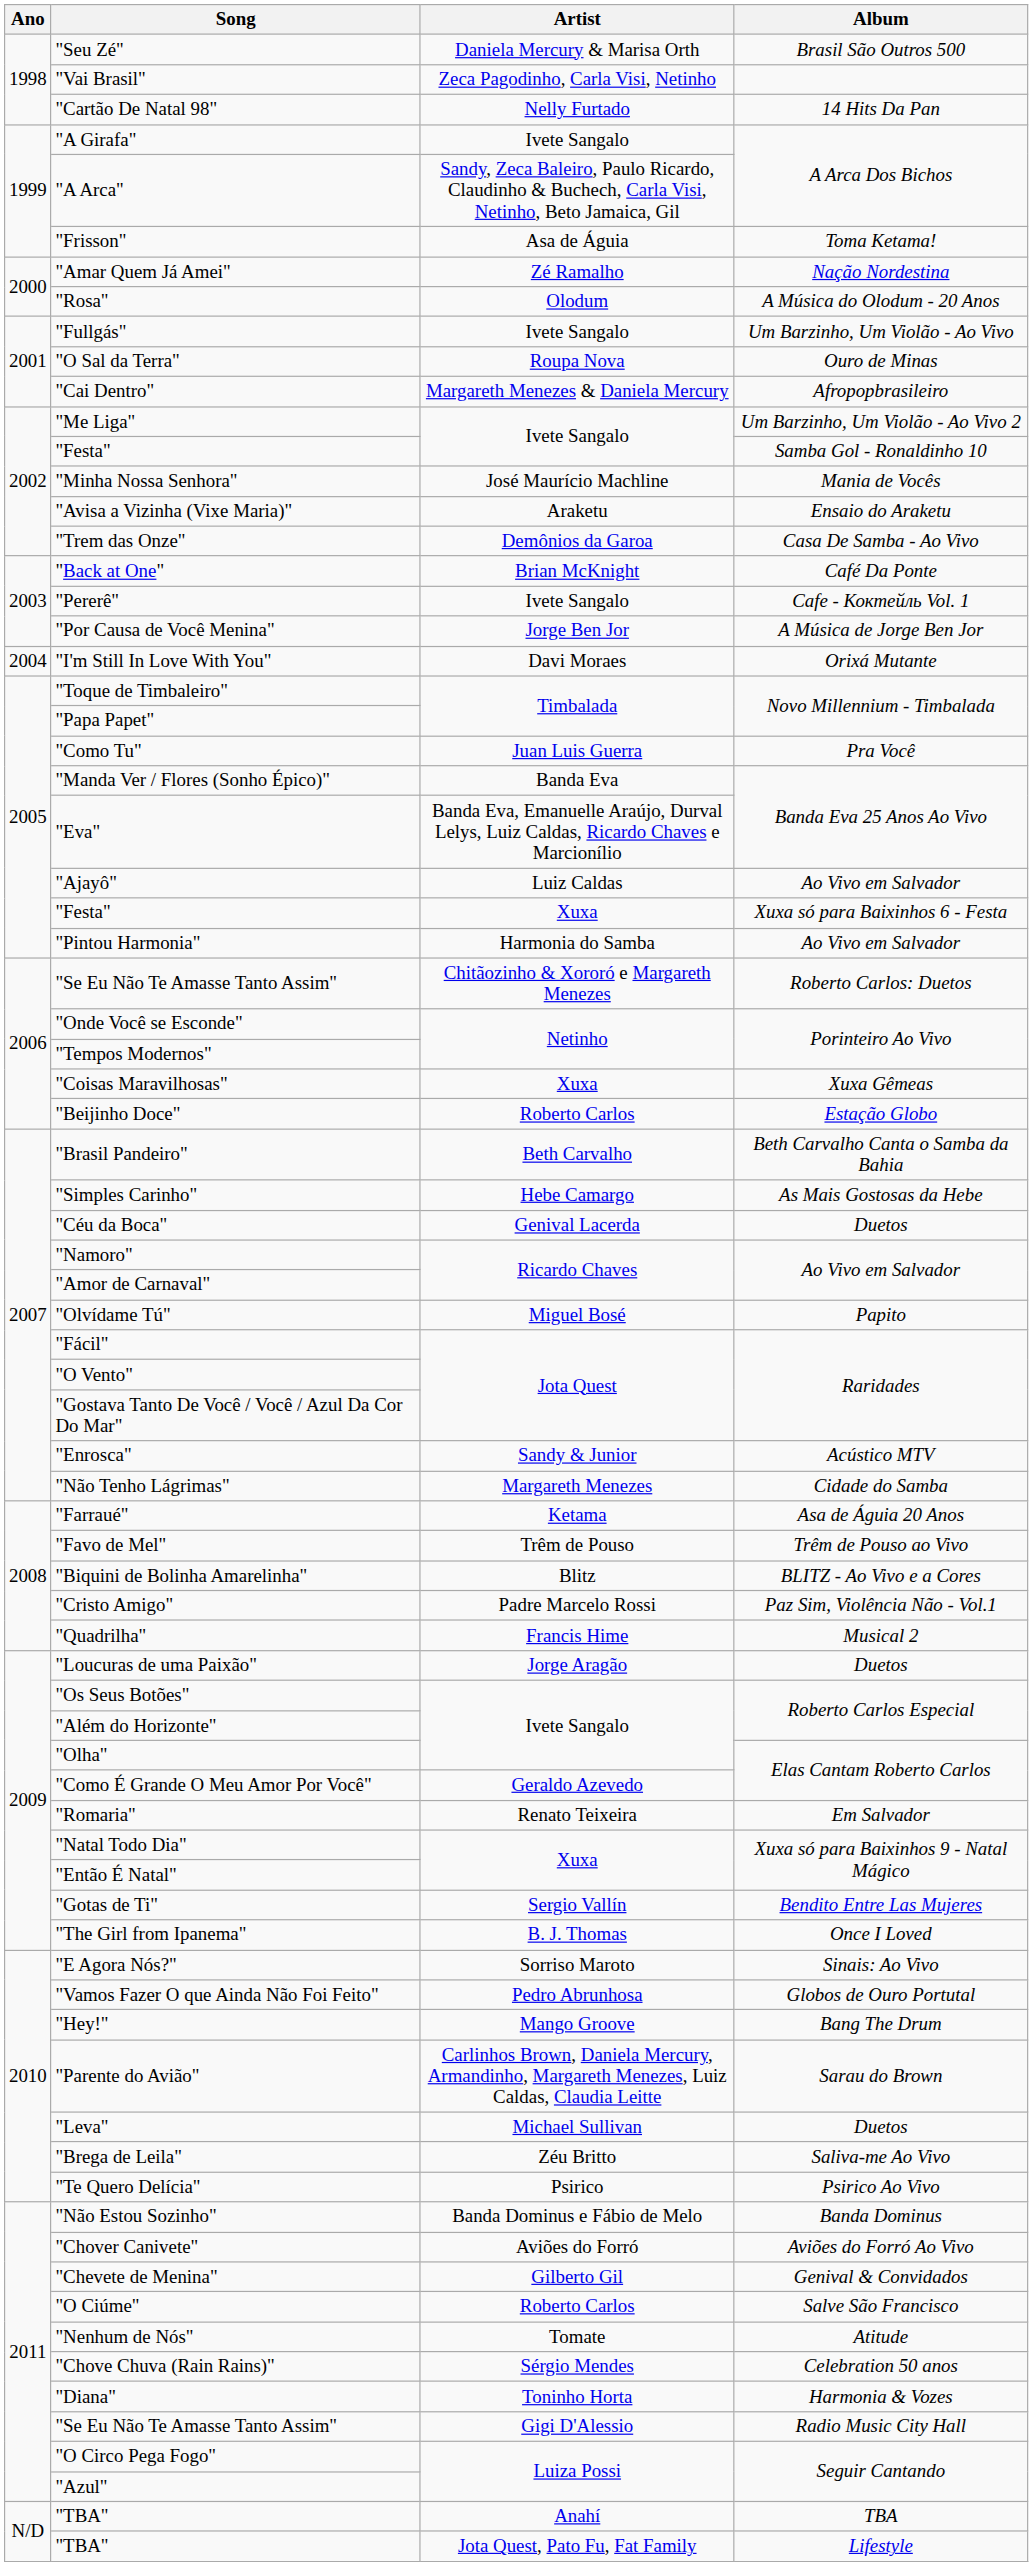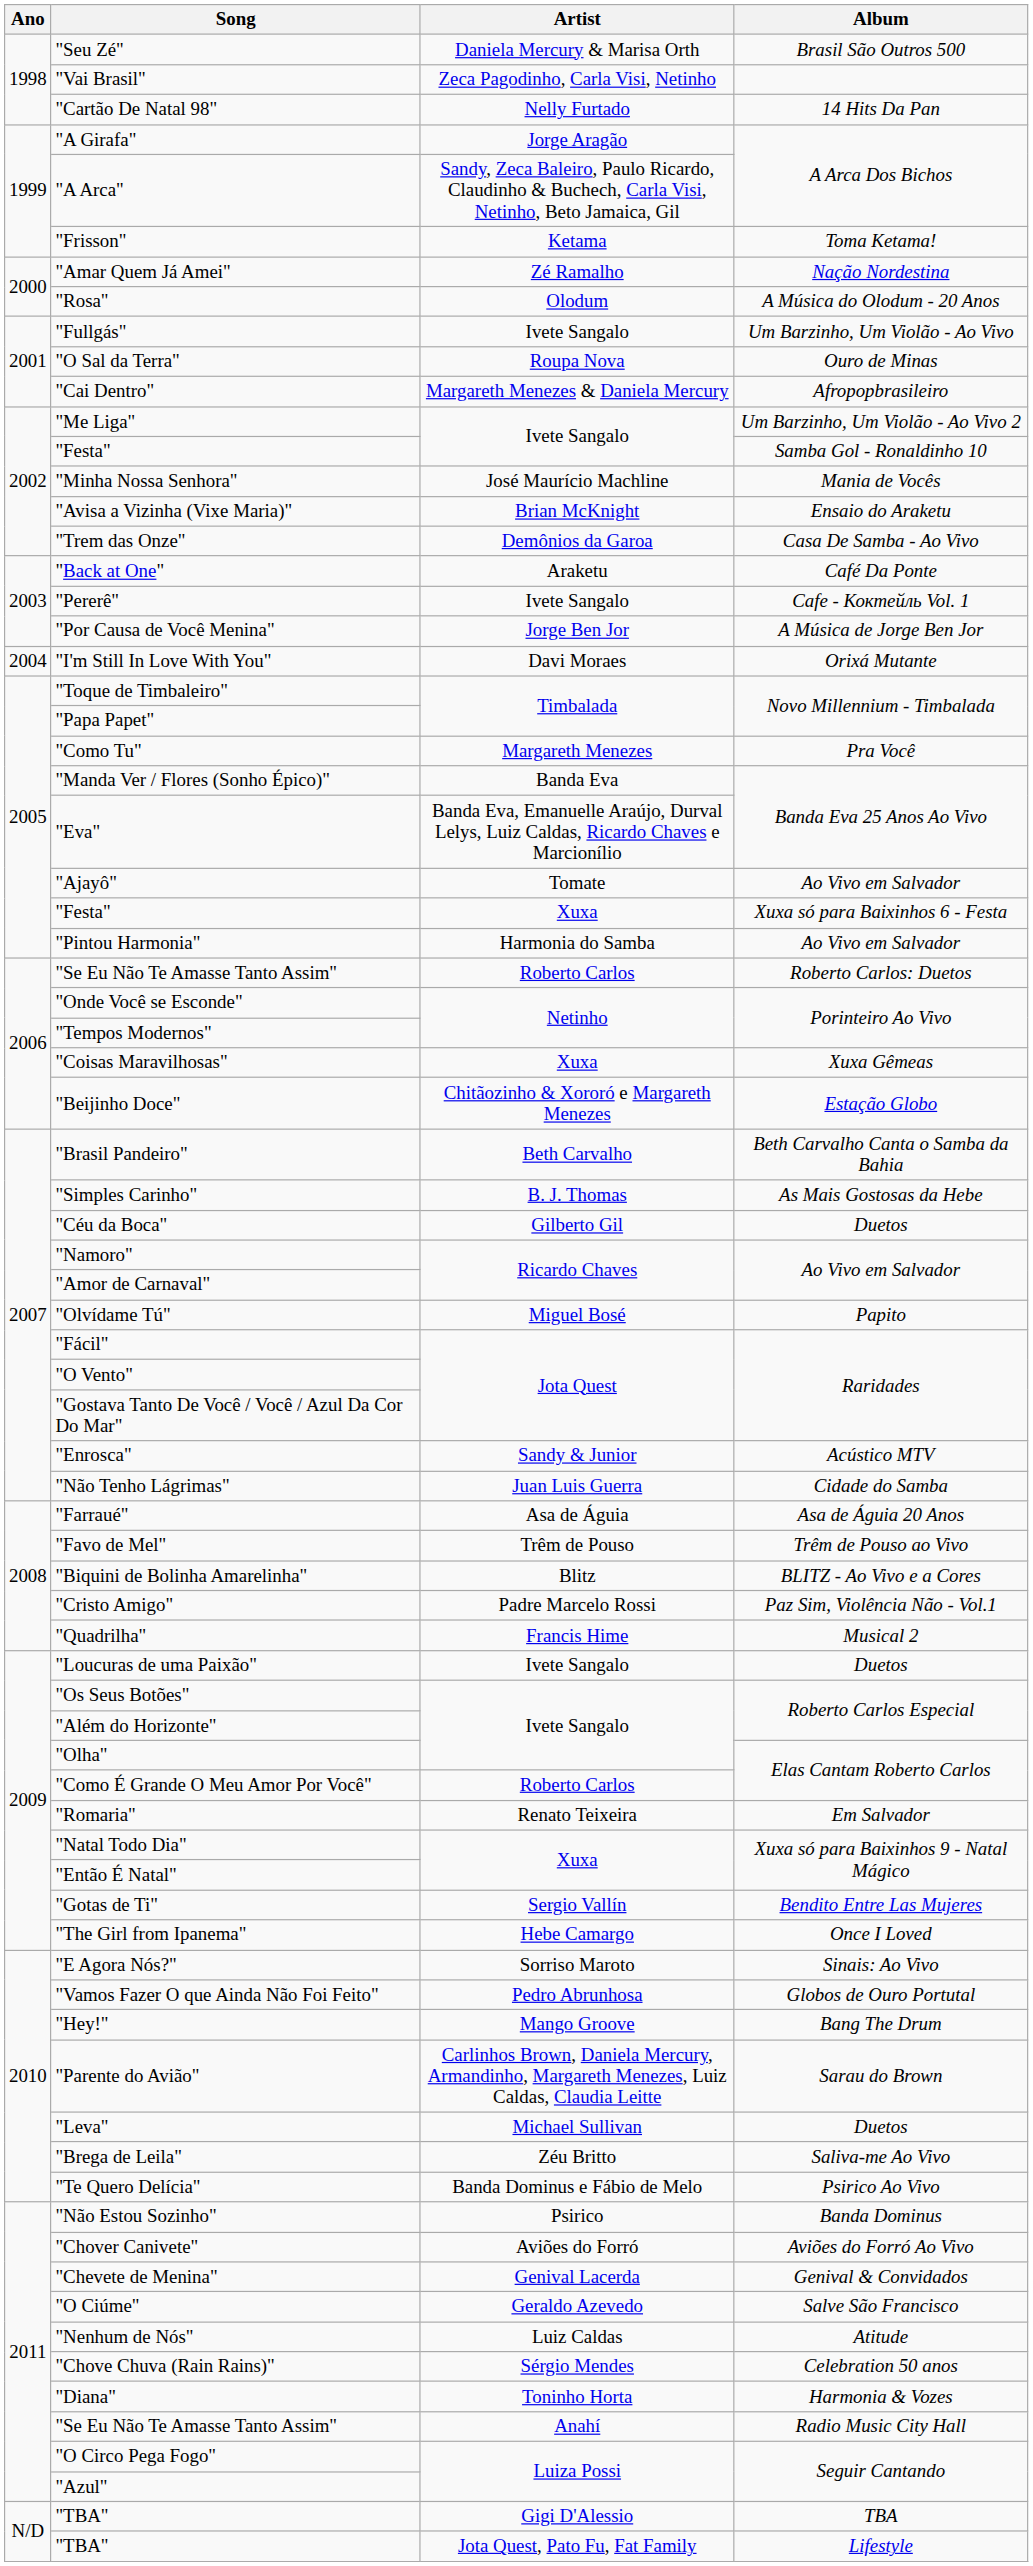(577, 139) Ivete Sangalo -> (577, 139) Jorge Aragão
(577, 241) Asa de Águia -> (577, 241) Ketama
(577, 511) Araketu -> (577, 511) Brian McKnight
(577, 570) Brian McKnight -> (577, 570) Araketu
(577, 750) Juan Luis Guerra -> (577, 750) Margareth Menezes
(577, 882) Luiz Caldas -> (577, 882) Tomate
(577, 983) Chitãozinho & Xororó e Margareth Menezes -> (577, 972) Roberto Carlos
(577, 1113) Roberto Carlos -> (577, 1103) Chitãozinho & Xororó e Margareth Menezes
(577, 1194) Hebe Camargo -> (577, 1194) B. J. Thomas
(577, 1224) Genival Lacerda -> (577, 1224) Gilberto Gil
(577, 1485) Margareth Menezes -> (577, 1485) Juan Luis Guerra
(577, 1515) Ketama -> (577, 1515) Asa de Águia
(577, 1665) Jorge Aragão -> (577, 1665) Ivete Sangalo
(577, 1785) Geraldo Azevedo -> (577, 1785) Roberto Carlos
(577, 1934) B. J. Thomas -> (577, 1934) Hebe Camargo
(577, 2186) Psirico -> (577, 2186) Banda Dominus e Fábio de Melo
(577, 2216) Banda Dominus e Fábio de Melo -> (577, 2216) Psirico
(577, 2276) Gilberto Gil -> (577, 2276) Genival Lacerda
(577, 2306) Roberto Carlos -> (577, 2306) Geraldo Azevedo
(577, 2336) Tomate -> (577, 2336) Luiz Caldas
(577, 2426) Gigi D'Alessio -> (577, 2426) Anahí
(577, 2516) Anahí -> (577, 2516) Gigi D'Alessio
